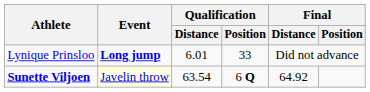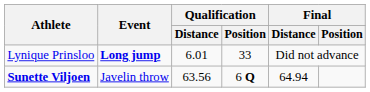(135, 76) lightyellow background -> (135, 76) no background
(197, 76) 63.54 -> (197, 76) 63.56
(294, 76) 64.92 -> (294, 76) 64.94
